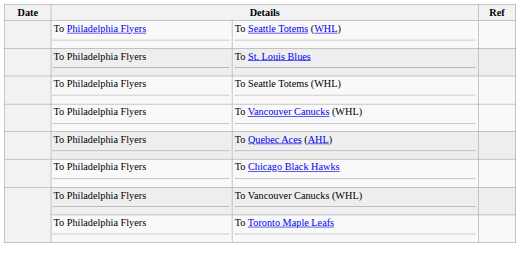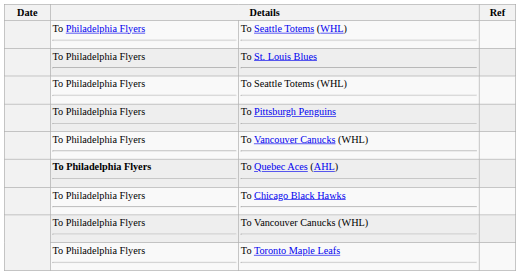+ row: (27, 118)
(142, 143) normal -> (144, 171) bold
